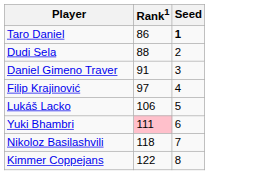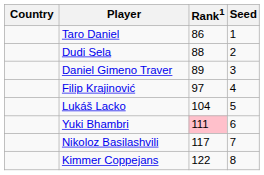+ column: (32, 15)
(178, 34) bold -> (233, 34) normal
(143, 70) 91 -> (198, 70) 89
(146, 106) 106 -> (201, 106) 104
(146, 142) 118 -> (200, 142) 117
